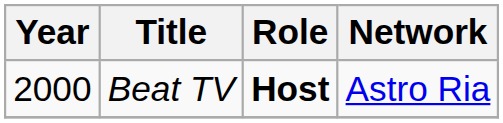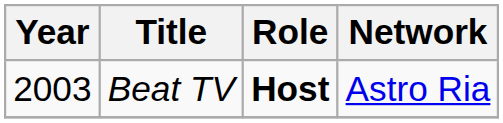(52, 88) 2000 -> (52, 88) 2003
